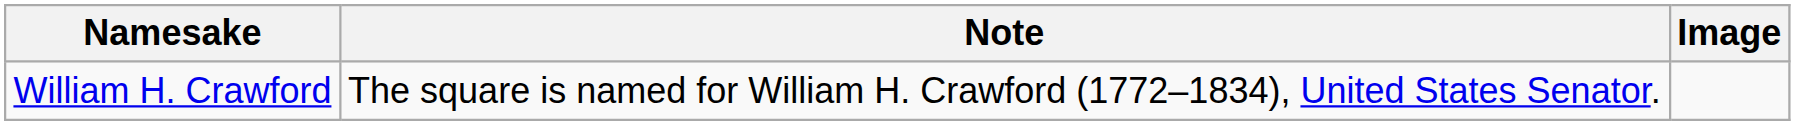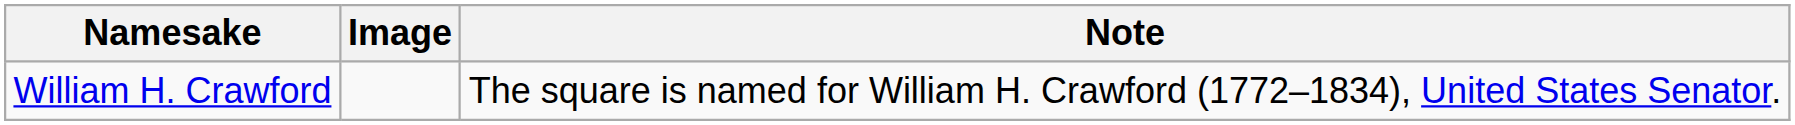columns swapped: (1729, 33) <-> (1004, 33)
